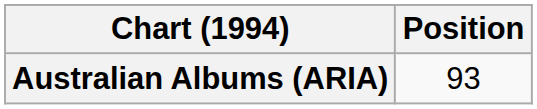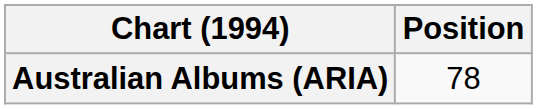(464, 77) 93 -> (464, 77) 78
